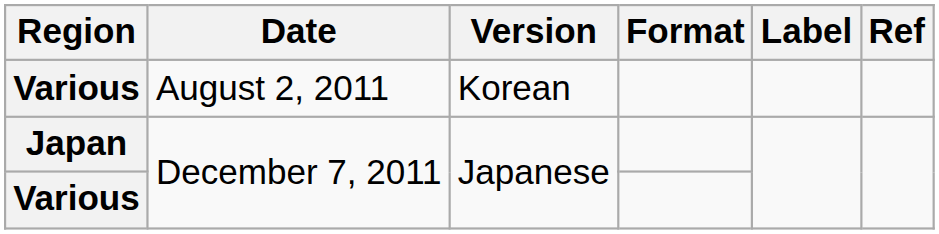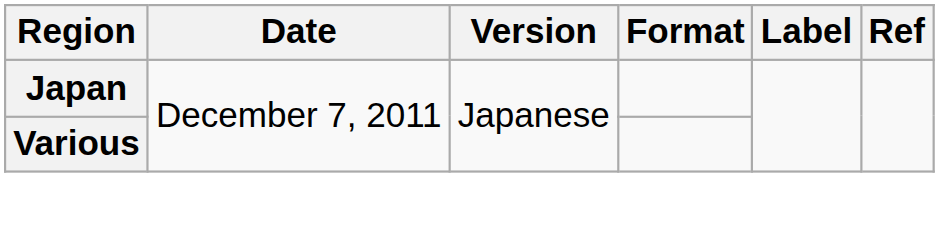- row: (76, 87)
